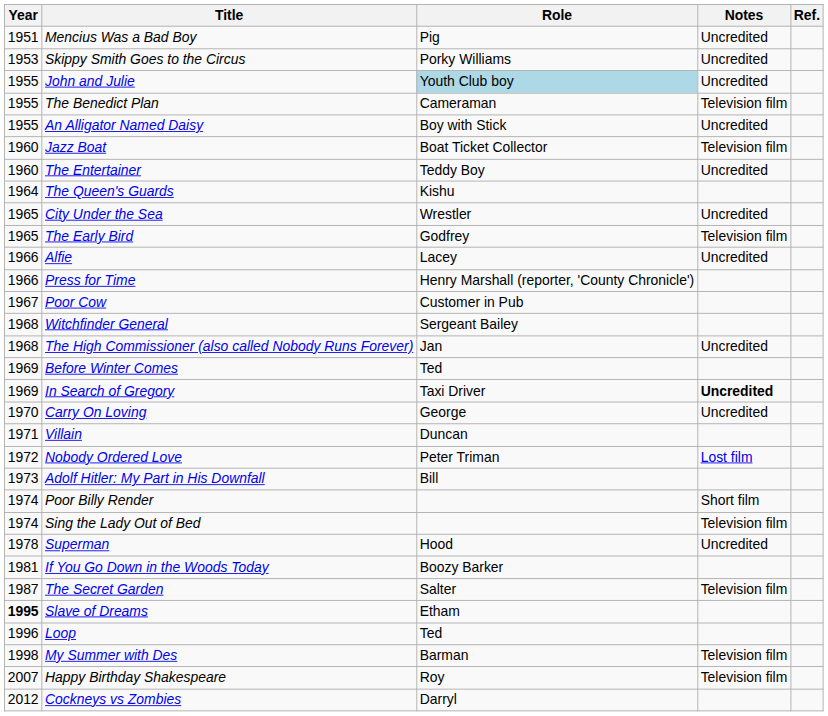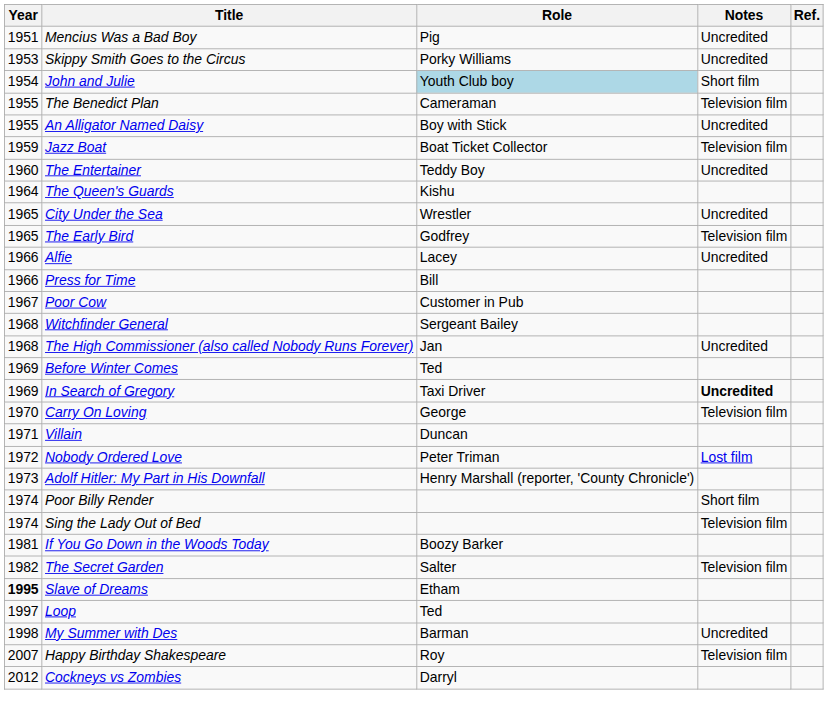(23, 81) 1955 -> (23, 81) 1954
(734, 81) Uncredited -> (730, 81) Short film
(23, 147) 1960 -> (23, 147) 1959
(557, 280) Henry Marshall (reporter, 'County Chronicle') -> (429, 280) Bill
(734, 412) Uncredited -> (744, 412) Television film
(429, 479) Bill -> (557, 479) Henry Marshall (reporter, 'County Chronicle')
- row: (77, 545)
(23, 589) 1987 -> (23, 567) 1982
(23, 633) 1996 -> (23, 611) 1997
(744, 655) Television film -> (734, 633) Uncredited
